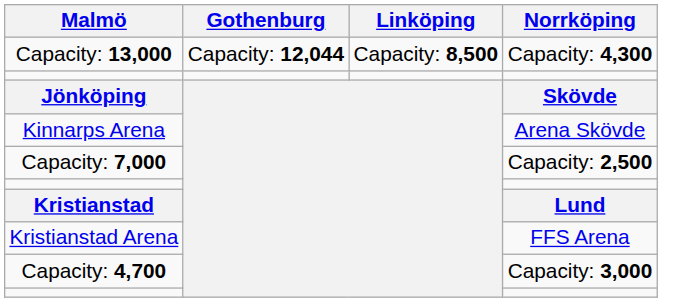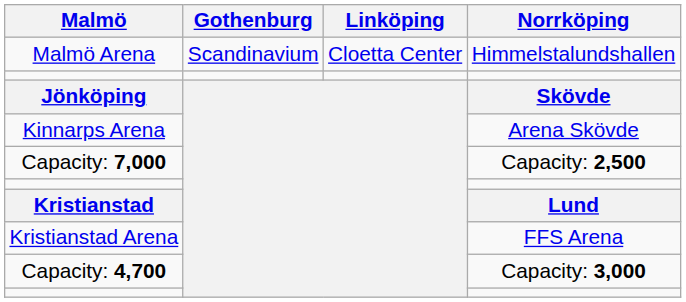+ row: (94, 53)
- row: (94, 53)
